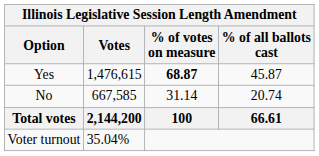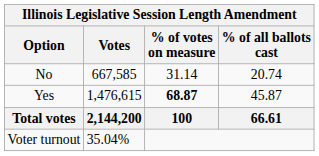rows swapped: (44, 74) <-> (44, 96)
